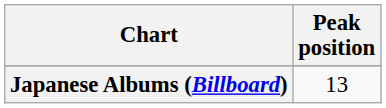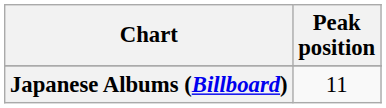(337, 84) 13 -> (337, 84) 11
